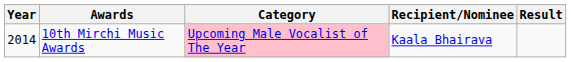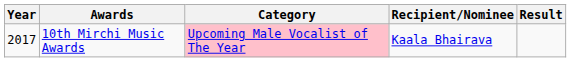(22, 41) 2014 -> (22, 41) 2017
